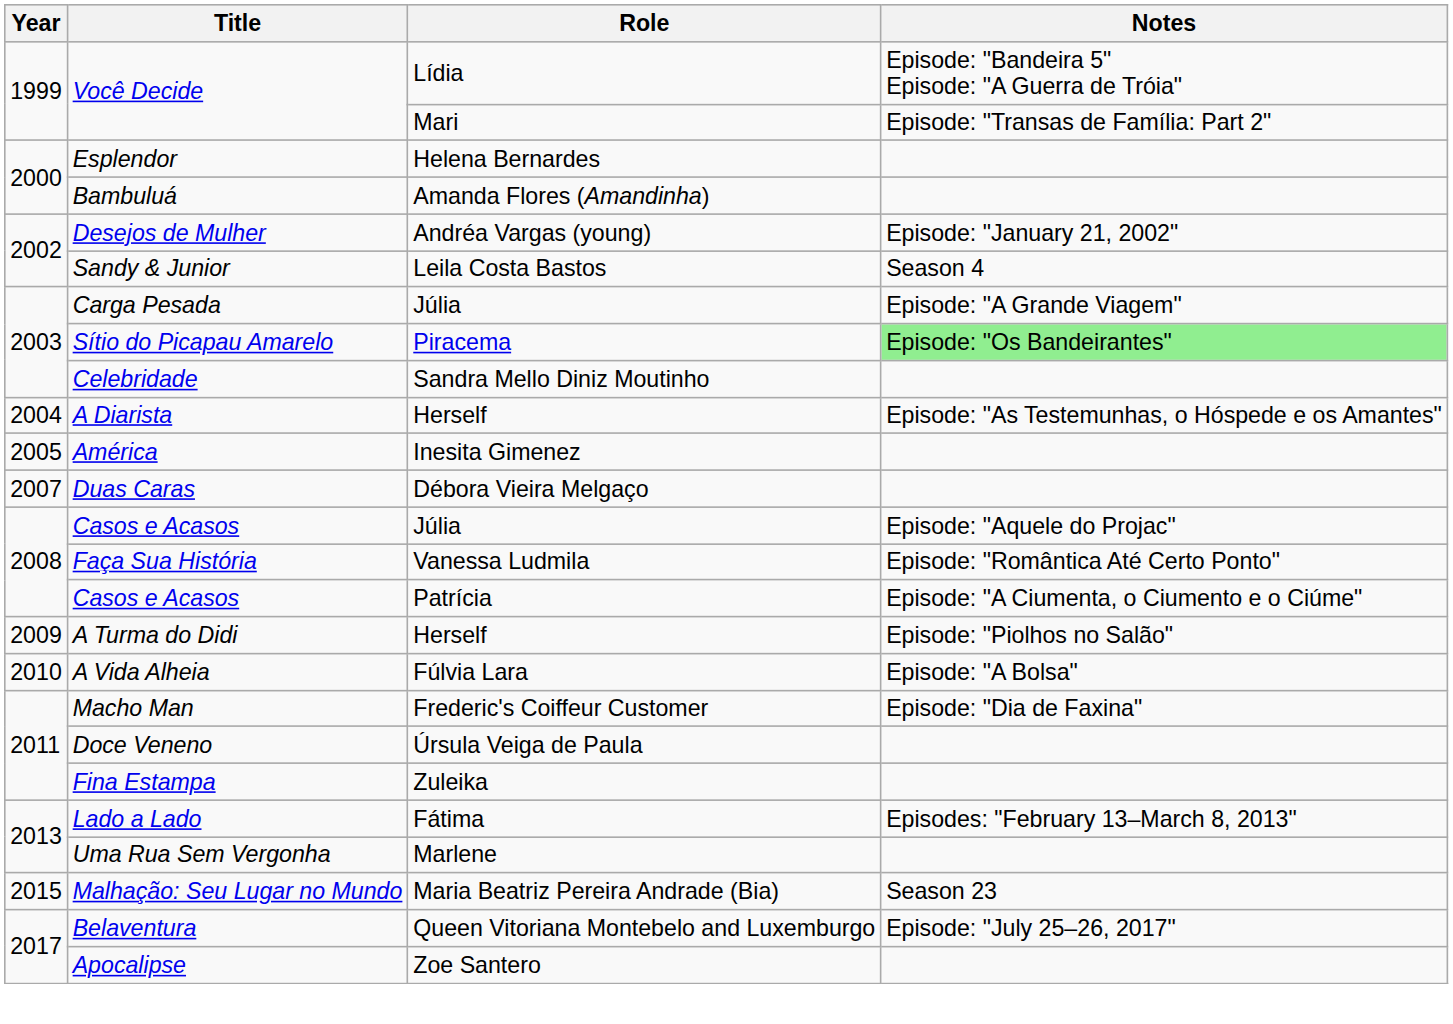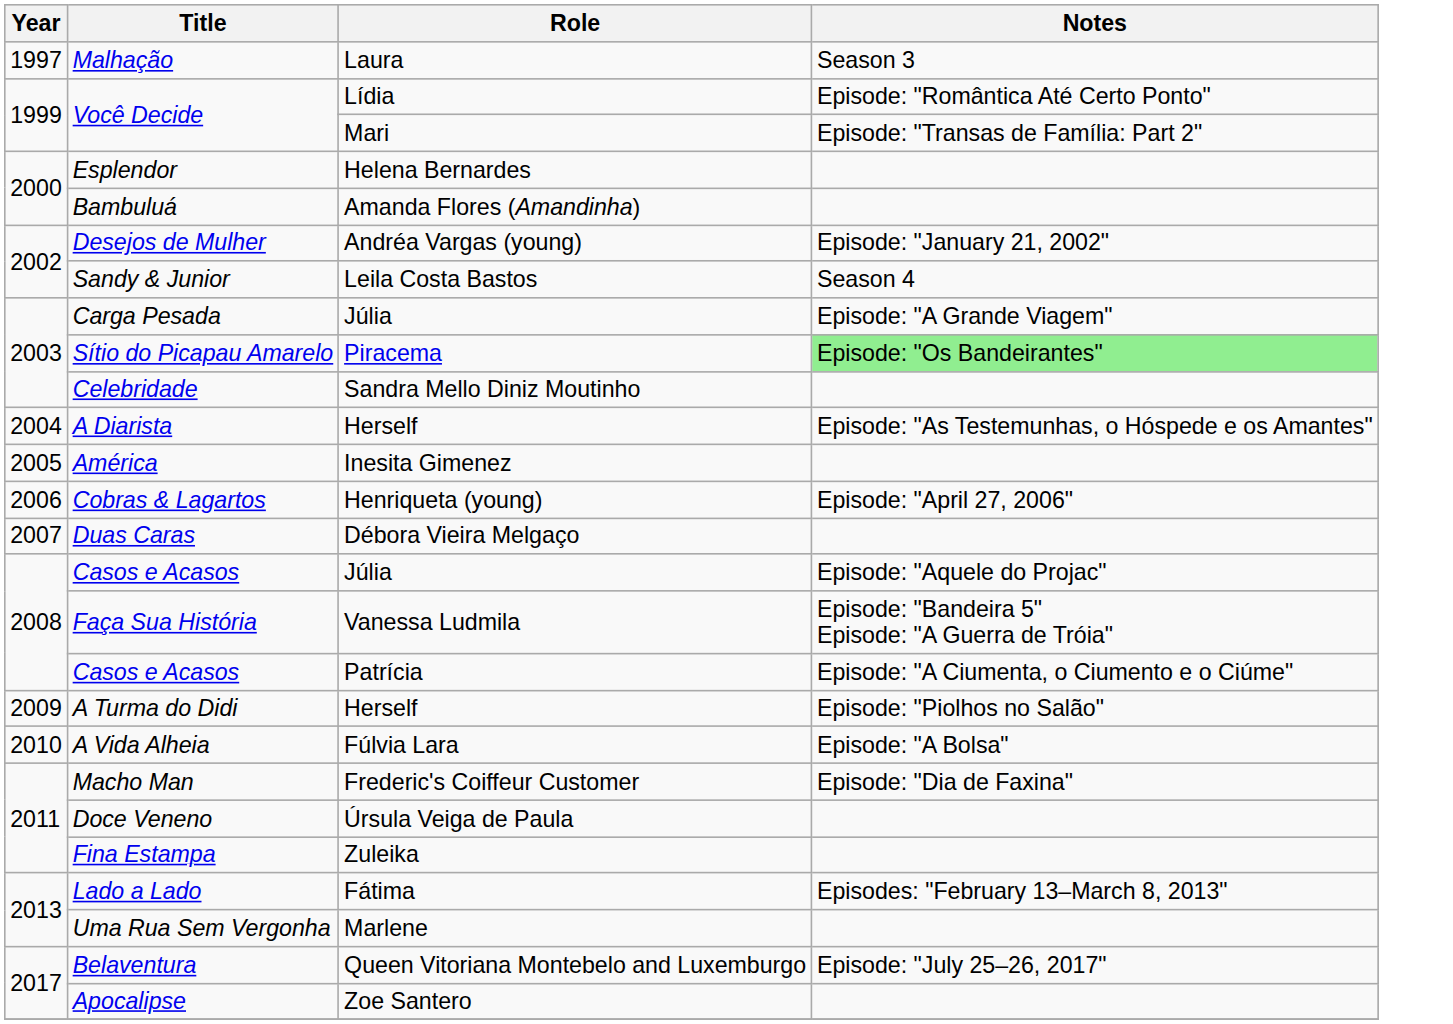+ row: (123, 60)
(1034, 73) Episode: "Bandeira 5" Episode: "A Guerra de Tróia" -> (1014, 97) Episode: "Romântica Até Certo Ponto"
+ row: (169, 500)
(1083, 562) Episode: "Romântica Até Certo Ponto" -> (965, 622) Episode: "Bandeira 5" Episode: "A Guerra de Tróia"
- row: (238, 892)
